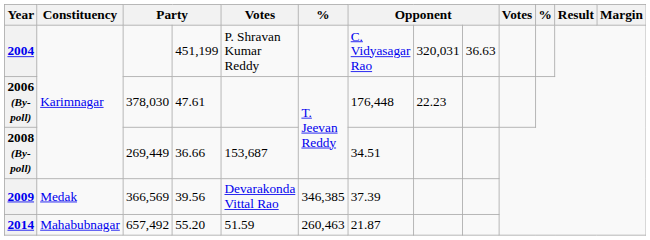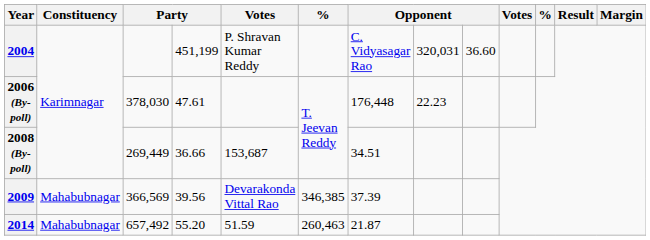(481, 51) 36.63 -> (481, 51) 36.60
(59, 196) Medak -> (80, 196) Mahabubnagar
